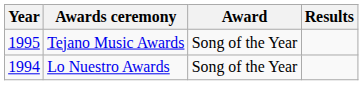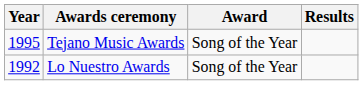(24, 67) 1994 -> (24, 67) 1992
